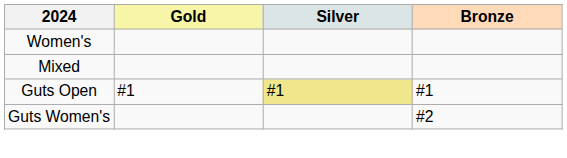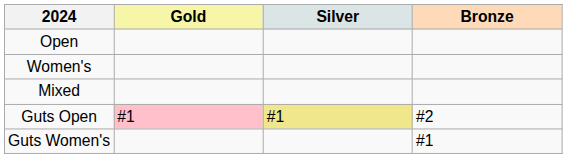+ row: (59, 41)
(126, 91) no background -> (126, 116) pink background
(425, 91) #1 -> (425, 116) #2
(425, 116) #2 -> (425, 141) #1
